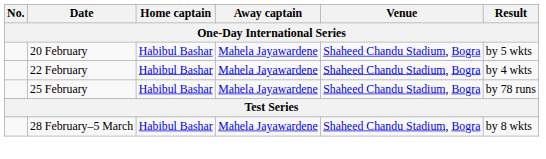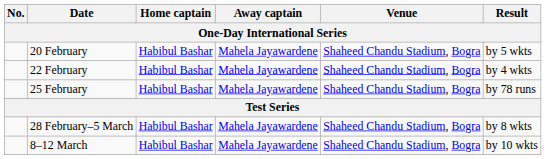+ row: (59, 145)
